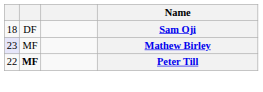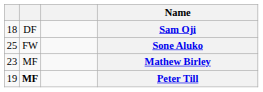+ row: (178, 45)
(12, 45) lavender background -> (12, 62) no background
(12, 62) 22 -> (12, 78) 19
